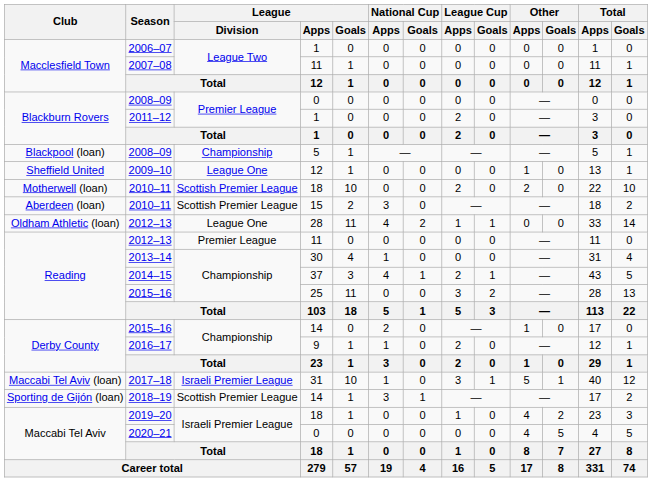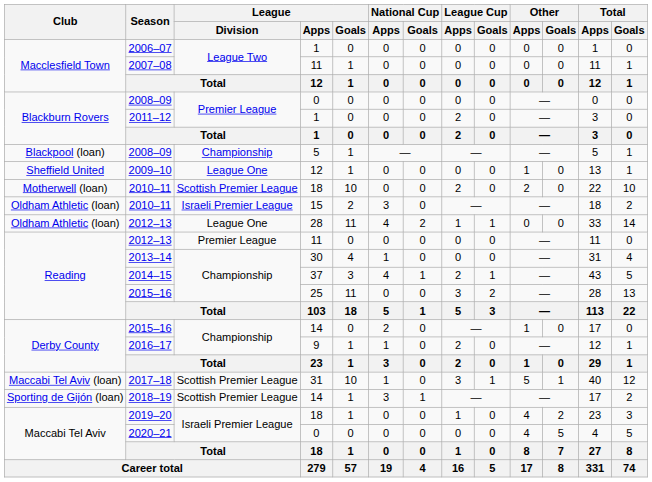(65, 205) Aberdeen (loan) -> (65, 205) Oldham Athletic (loan)
(237, 205) Scottish Premier League -> (237, 205) Israeli Premier League
(237, 380) Israeli Premier League -> (237, 380) Scottish Premier League
